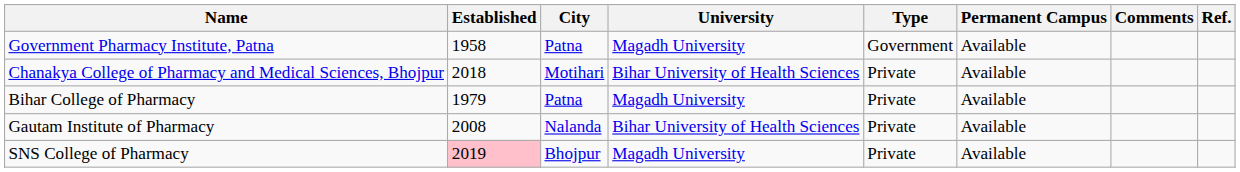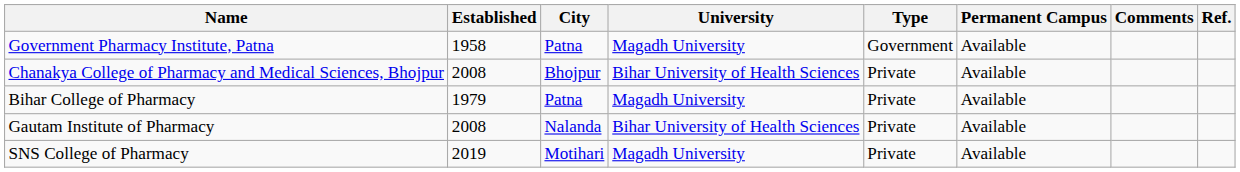(469, 72) 2018 -> (469, 72) 2008
(574, 72) Motihari -> (572, 72) Bhojpur
(469, 153) pink background -> (469, 153) no background
(572, 153) Bhojpur -> (574, 153) Motihari
